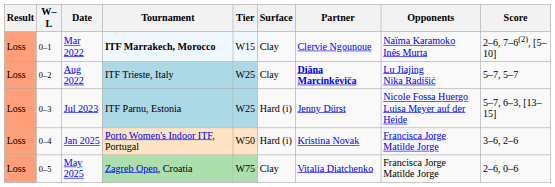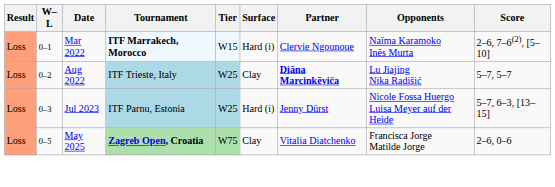(269, 46) Clay -> (258, 46) Hard (i)
- row: (82, 141)
(149, 168) normal -> (156, 141) bold
